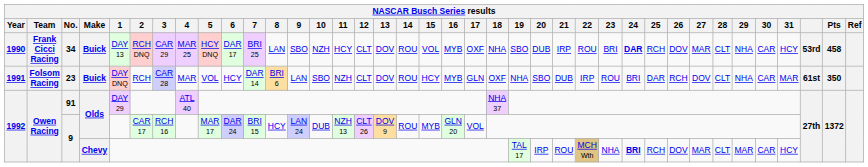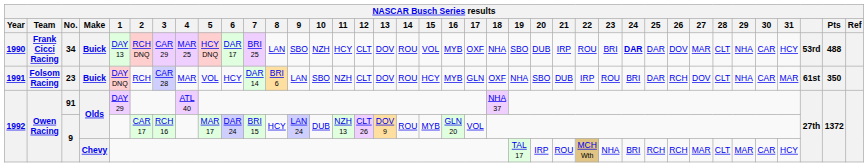(656, 49) RCH -> (656, 49) DAR
(834, 49) 458 -> (834, 49) 488
(633, 150) bold -> (633, 150) normal
(678, 150) DOV -> (678, 150) RCH
